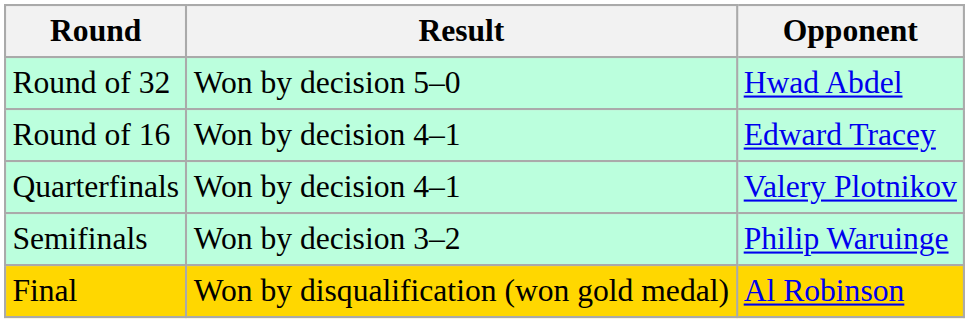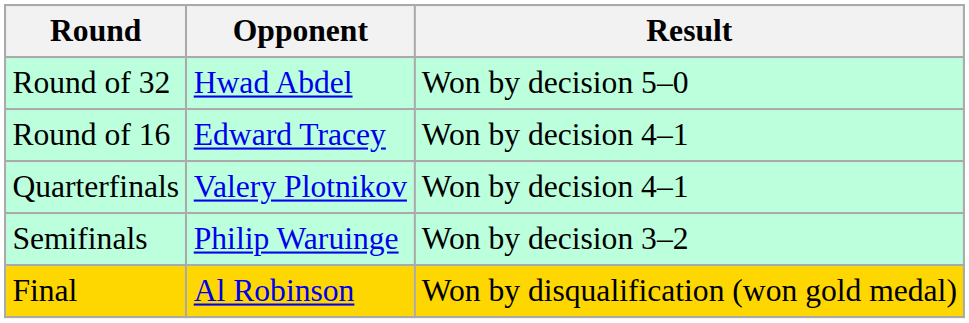columns swapped: (850, 30) <-> (461, 30)
